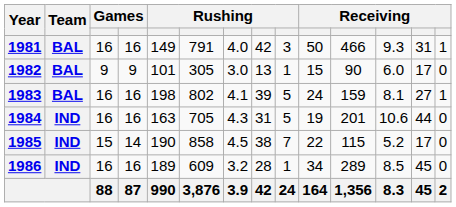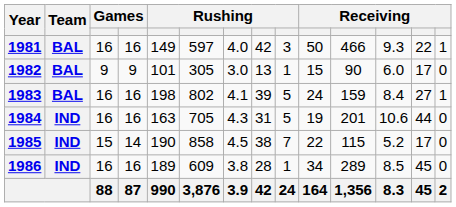(201, 47) 791 -> (201, 47) 597
(423, 47) 31 -> (423, 47) 22
(394, 94) 8.1 -> (394, 94) 8.4
(238, 166) 3.2 -> (238, 166) 3.8
